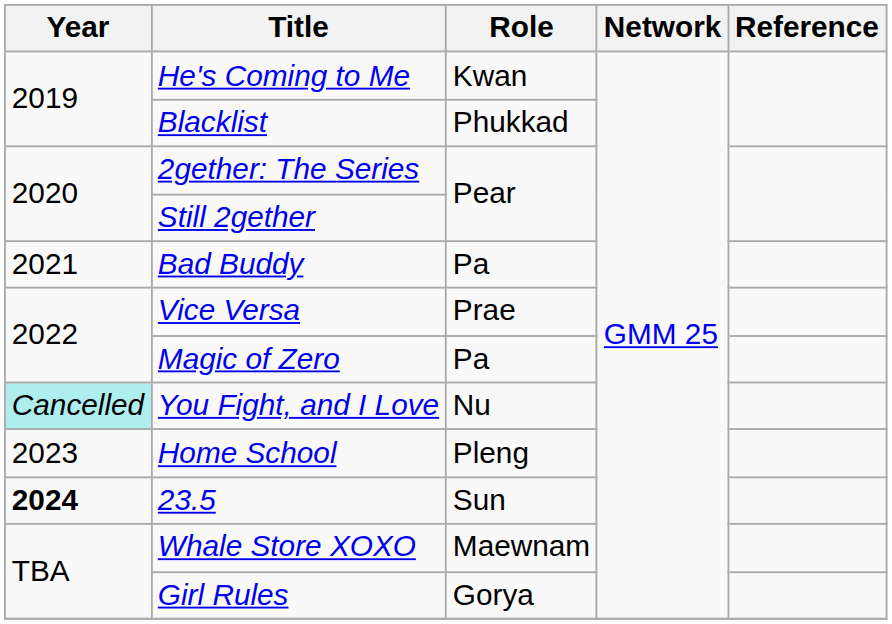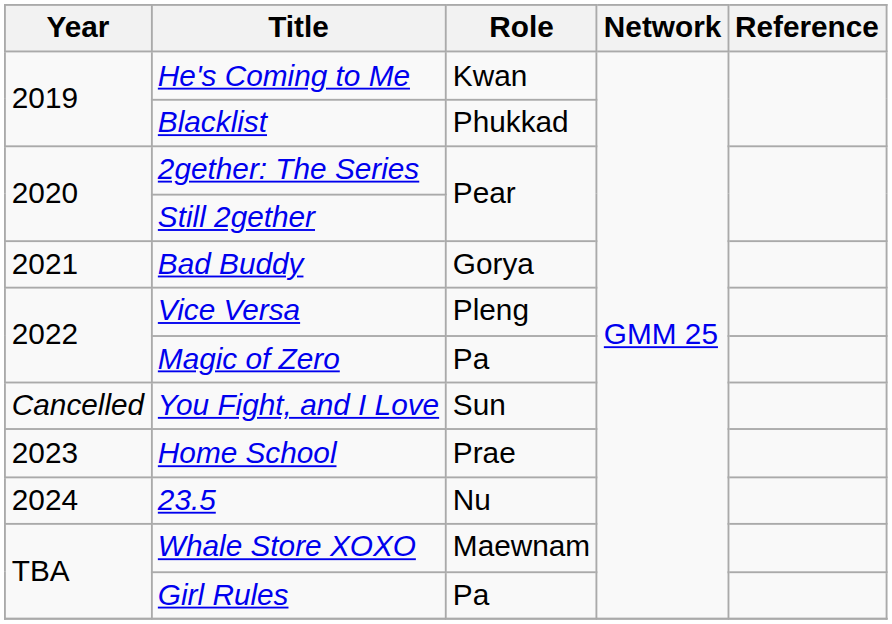(471, 264) Pa -> (493, 264) Gorya
(484, 311) Prae -> (491, 311) Pleng
(78, 405) paleturquoise background -> (78, 405) no background
(472, 405) Nu -> (479, 405) Sun
(491, 452) Pleng -> (484, 452) Prae
(45, 500) bold -> (45, 500) normal
(479, 500) Sun -> (472, 500) Nu
(493, 594) Gorya -> (471, 594) Pa
